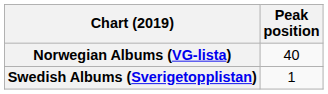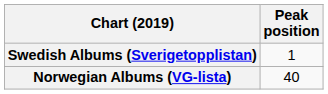rows swapped: (132, 54) <-> (132, 77)
